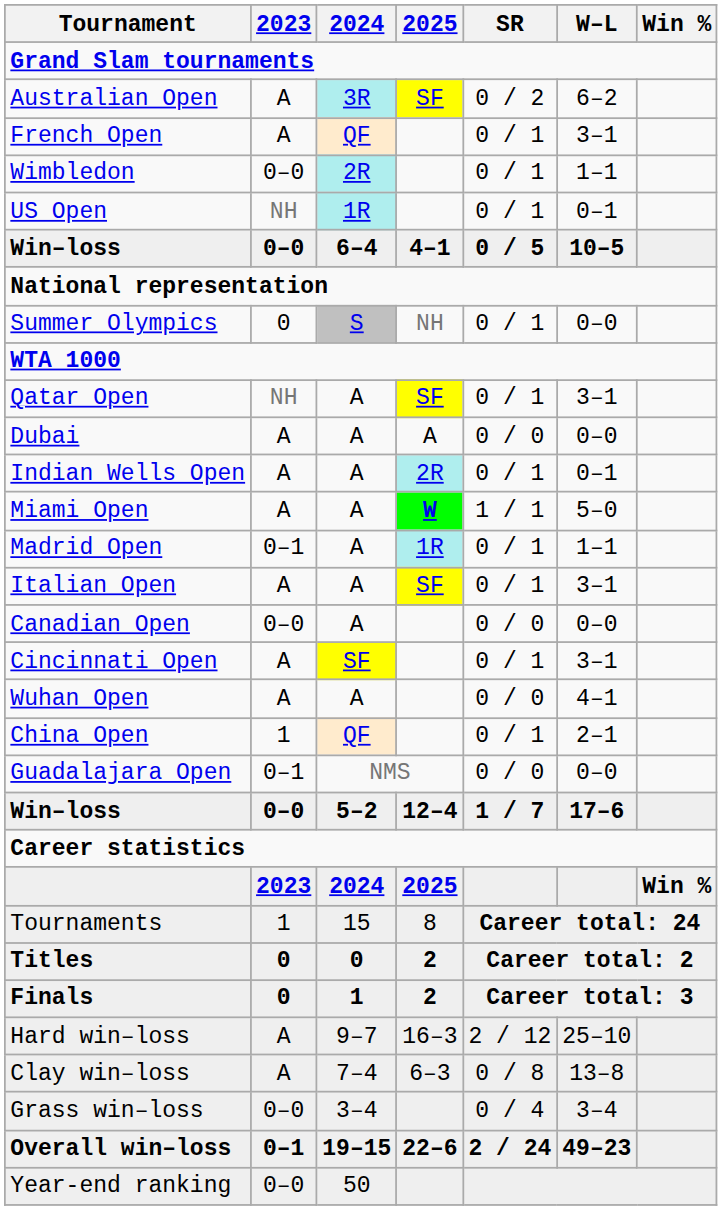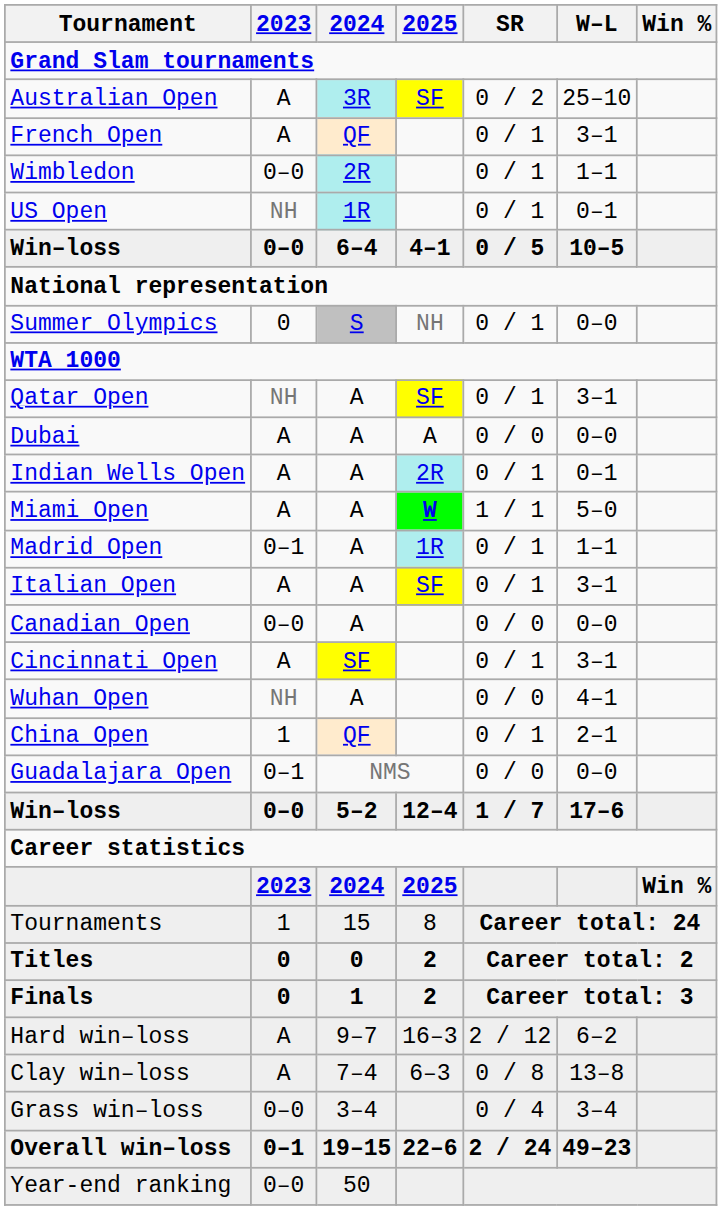(597, 99) 6–2 -> (597, 99) 25–10
(284, 699) A -> (284, 699) NH
(597, 1036) 25–10 -> (597, 1036) 6–2
